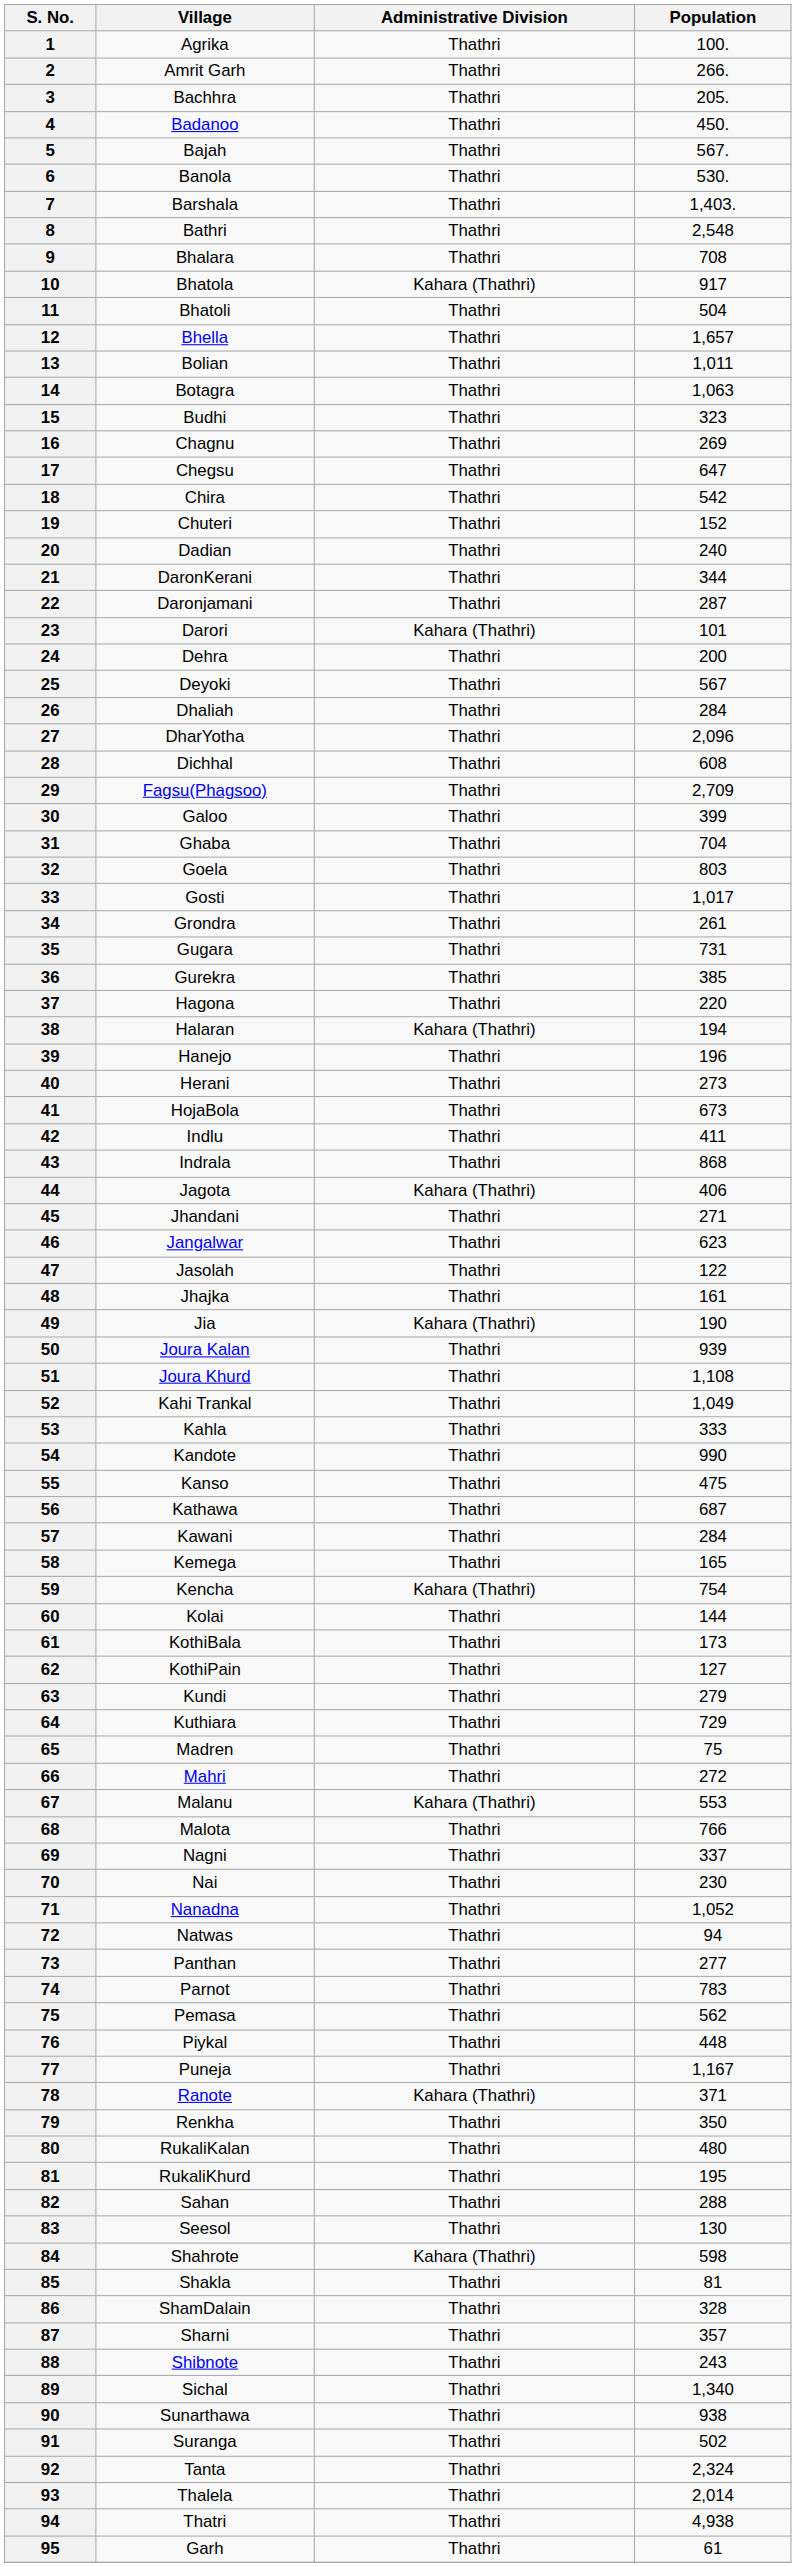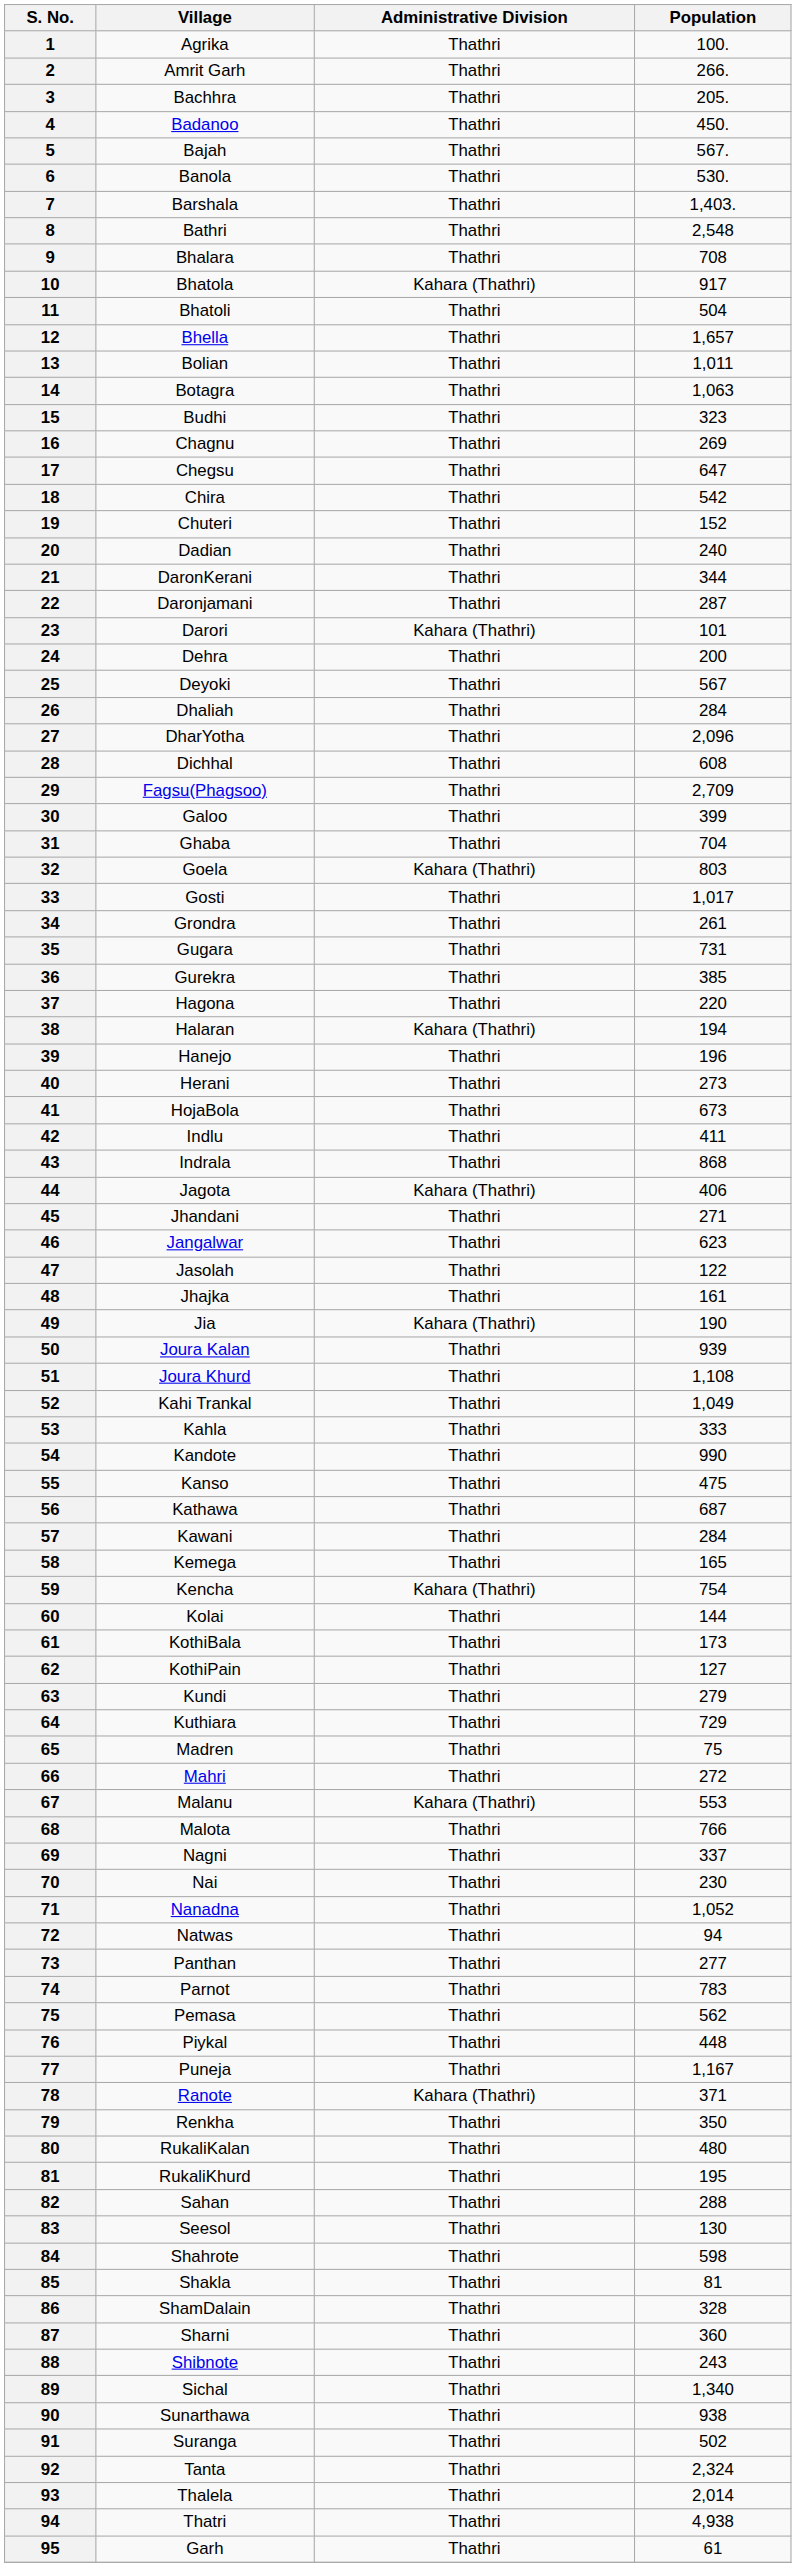(474, 870) Thathri -> (474, 870) Kahara (Thathri)
(474, 2255) Kahara (Thathri) -> (474, 2255) Thathri
(713, 2335) 357 -> (713, 2335) 360
